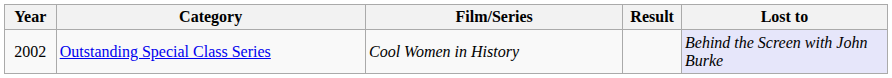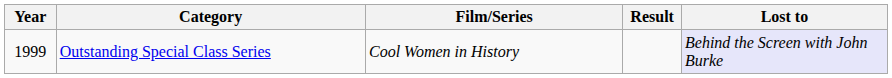(30, 51) 2002 -> (30, 51) 1999
